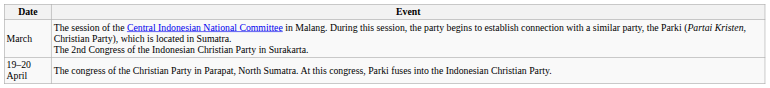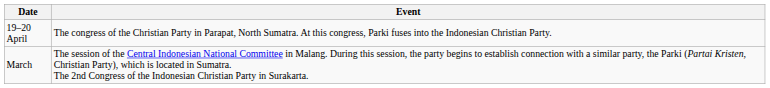rows swapped: (19, 38) <-> (19, 70)
